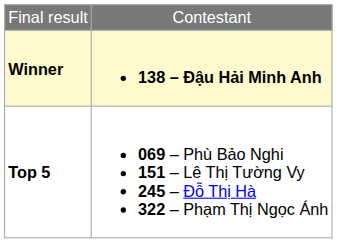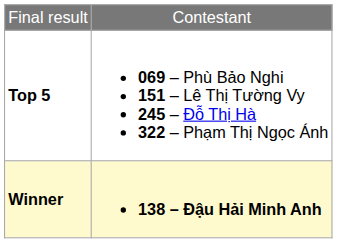rows swapped: (36, 69) <-> (29, 172)
